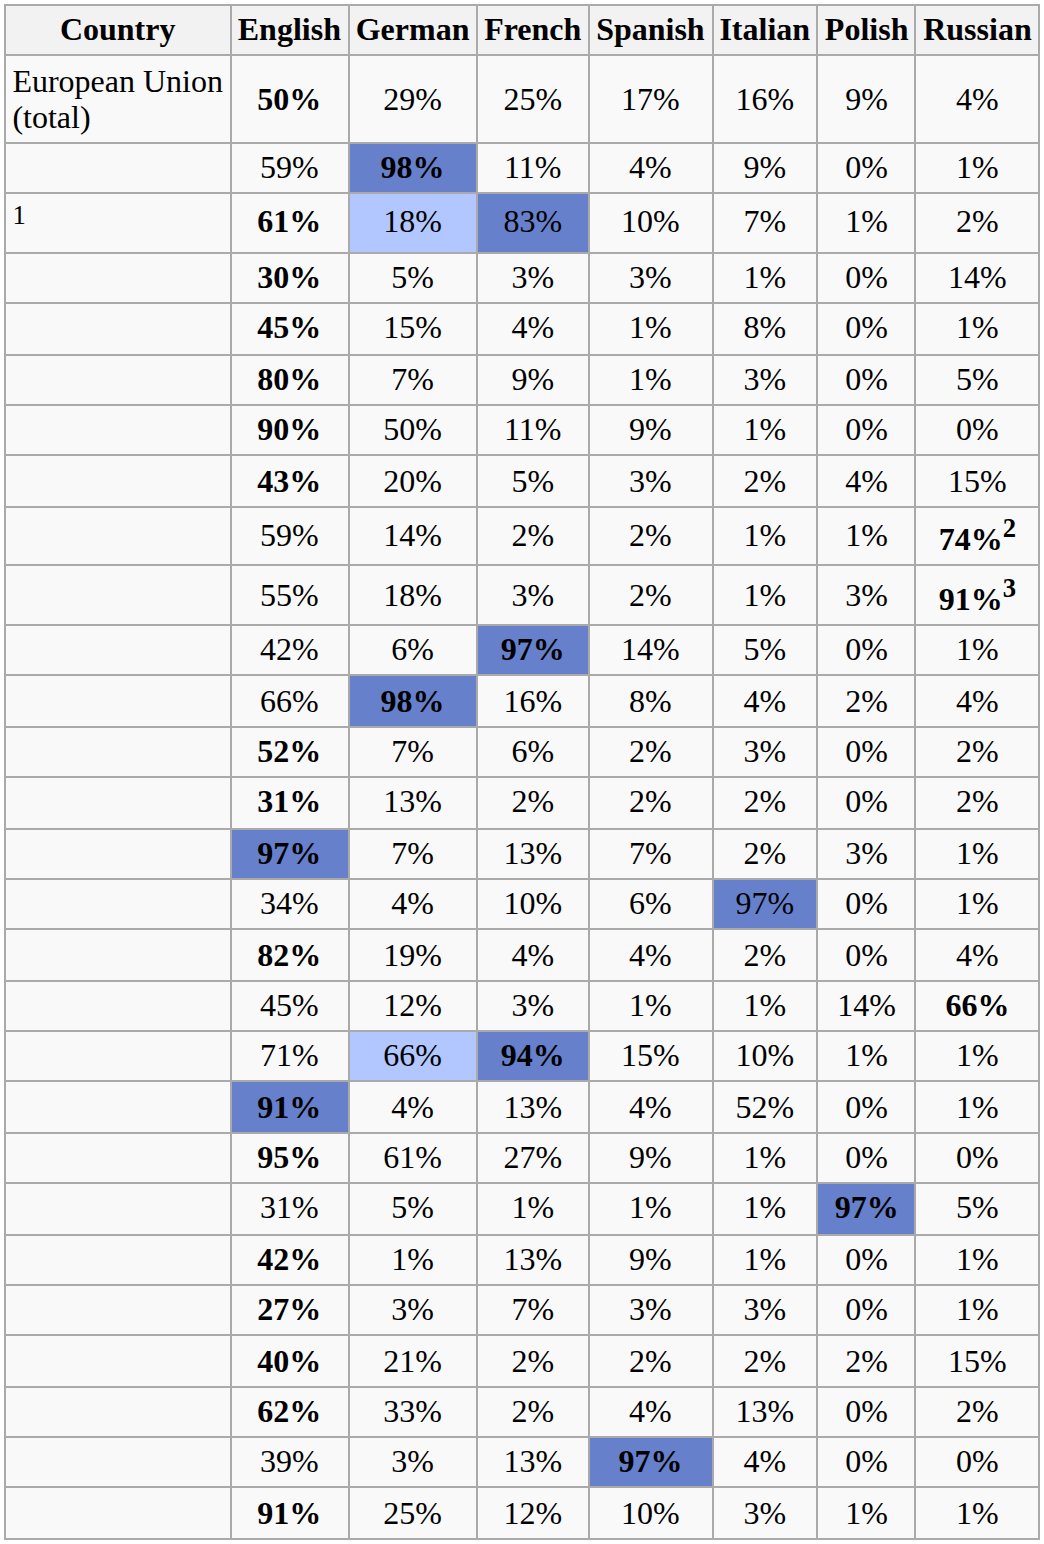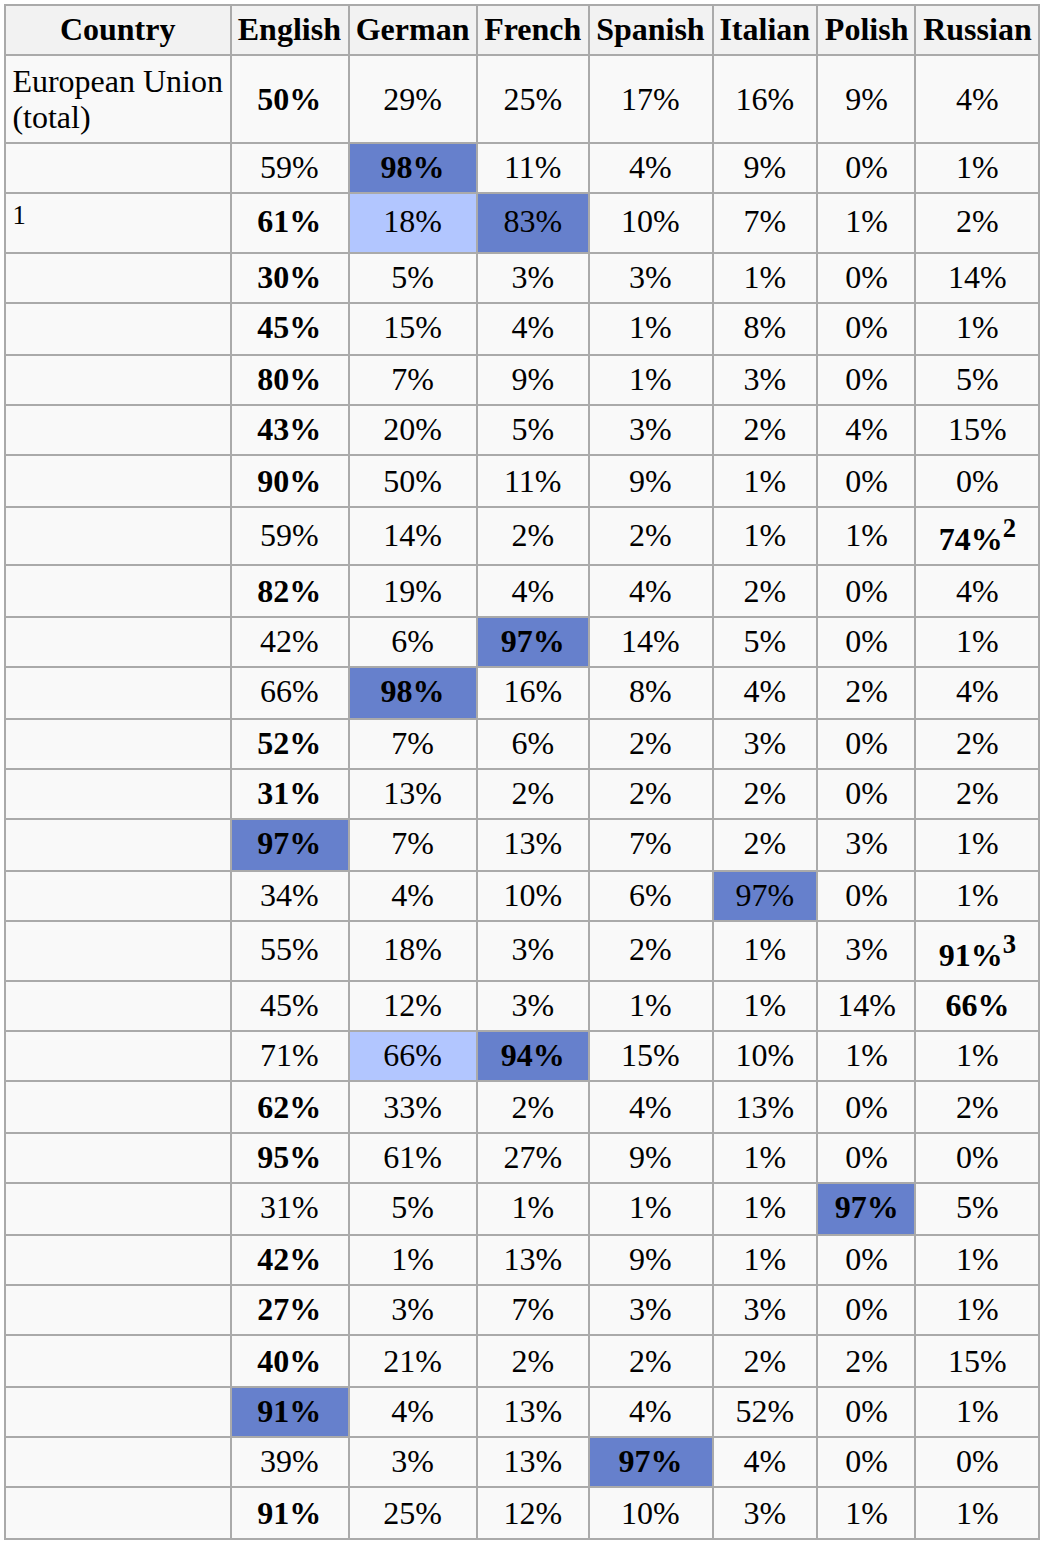rows swapped: (289, 480) <-> (289, 429)
rows swapped: (289, 954) <-> (289, 594)
rows swapped: (289, 1106) <-> (289, 1411)
